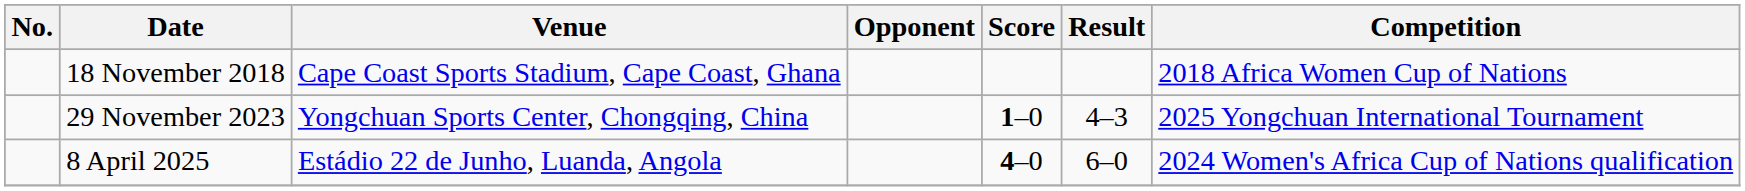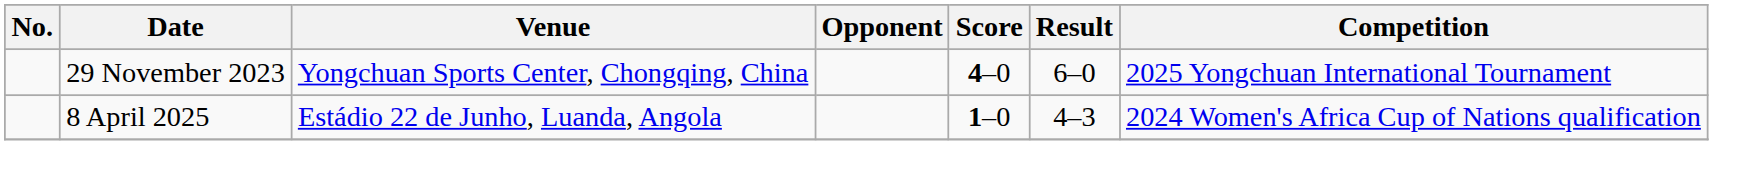- row: (175, 71)
(1022, 116) 1–0 -> (989, 71) 4–0
(1107, 116) 4–3 -> (1074, 71) 6–0
(1022, 161) 4–0 -> (989, 116) 1–0
(1107, 161) 6–0 -> (1074, 116) 4–3
